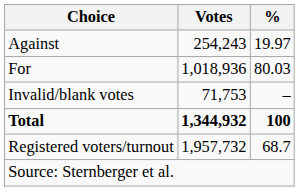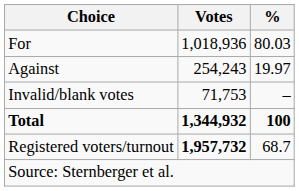rows swapped: (20, 69) <-> (34, 43)
(214, 146) normal -> (214, 146) bold
